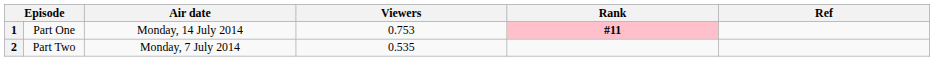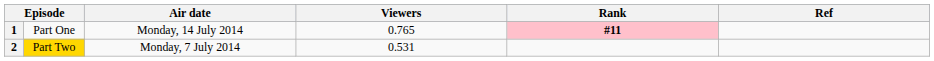(401, 30) 0.753 -> (401, 30) 0.765
(54, 47) no background -> (54, 47) gold background
(401, 47) 0.535 -> (401, 47) 0.531
